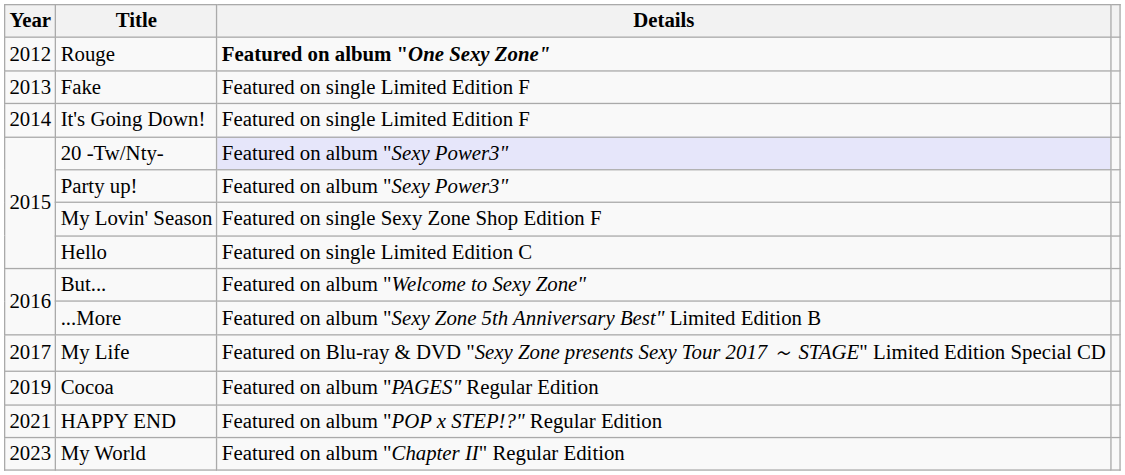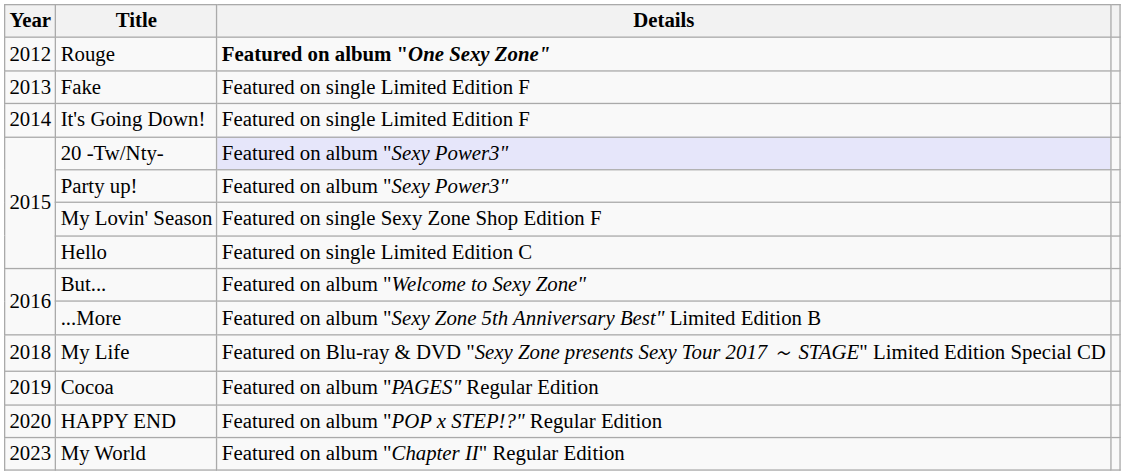(30, 352) 2017 -> (30, 352) 2018
(30, 420) 2021 -> (30, 420) 2020
